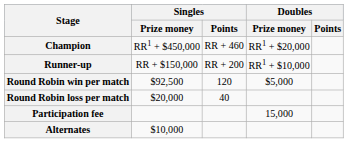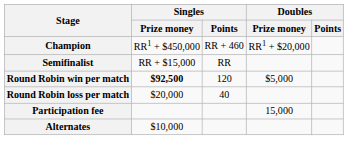- row: (68, 64)
+ row: (68, 63)
(167, 81) normal -> (167, 79) bold
